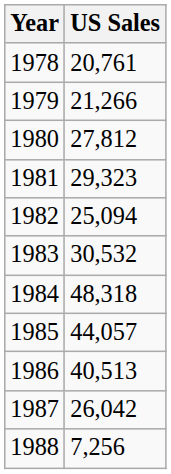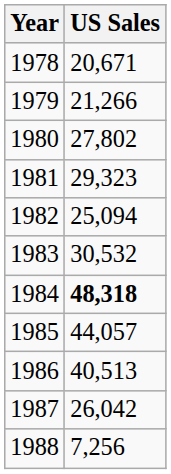(104, 62) 20,761 -> (104, 62) 20,671
(104, 139) 27,812 -> (104, 139) 27,802
(104, 293) normal -> (104, 293) bold
